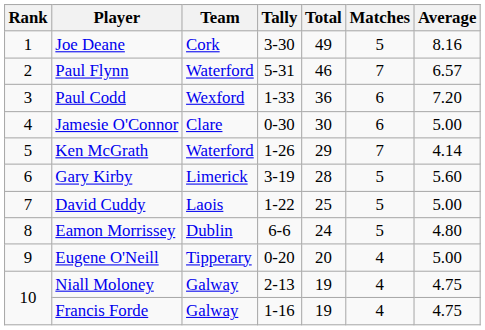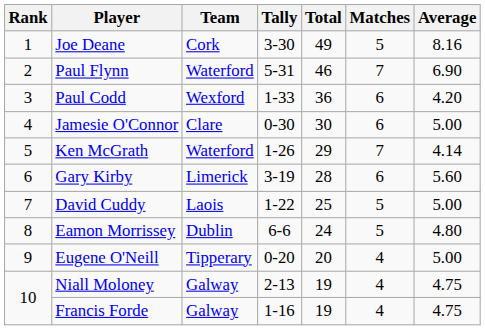(447, 71) 6.57 -> (447, 71) 6.90
(447, 97) 7.20 -> (447, 97) 4.20
(380, 177) 5 -> (380, 177) 6
